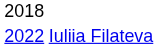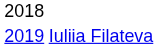(24, 36) 2022 -> (24, 36) 2019
